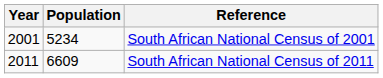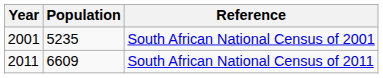(62, 38) 5234 -> (62, 38) 5235
